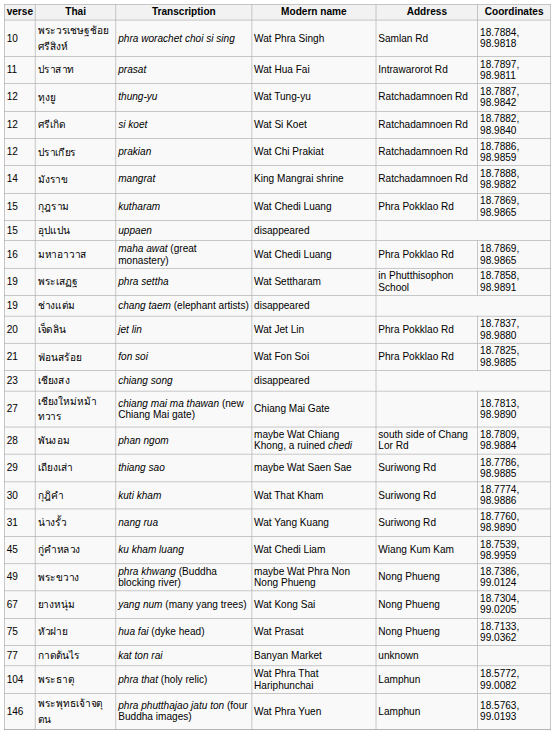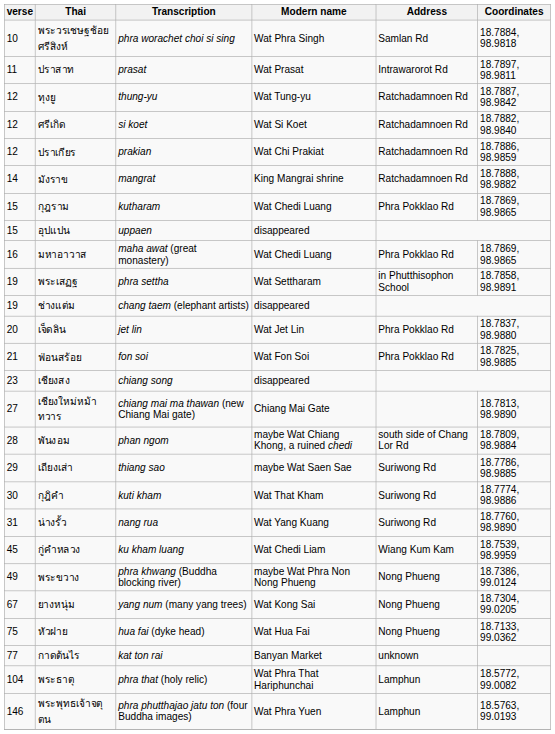(282, 70) Wat Hua Fai -> (279, 70) Wat Prasat
(279, 632) Wat Prasat -> (282, 632) Wat Hua Fai
